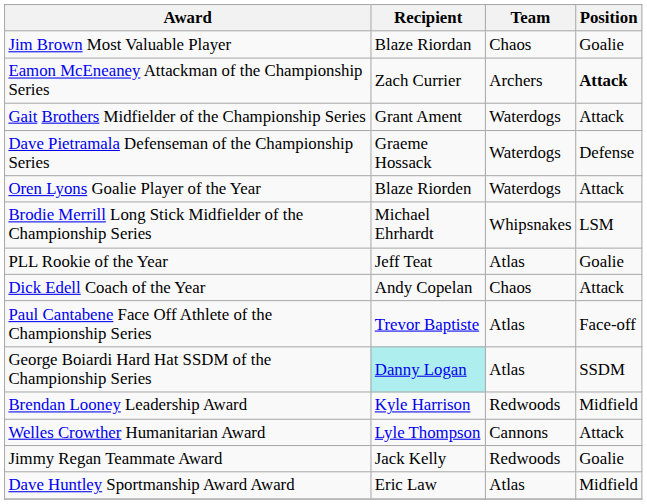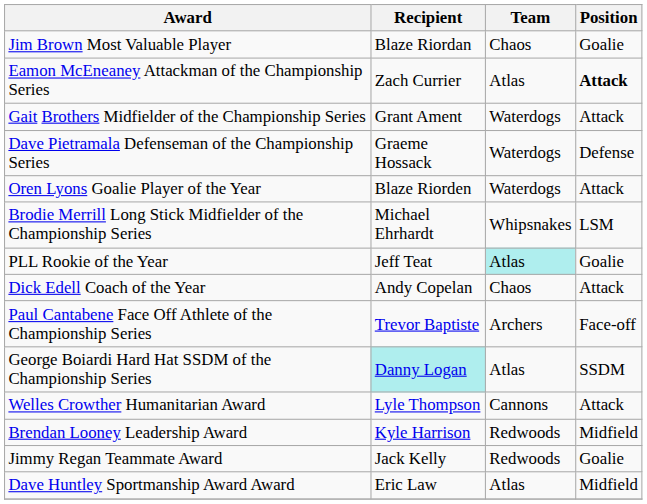(516, 80) Archers -> (507, 80) Atlas
(507, 261) no background -> (507, 261) paleturquoise background
(507, 323) Atlas -> (516, 323) Archers
rows swapped: (137, 432) <-> (128, 405)
